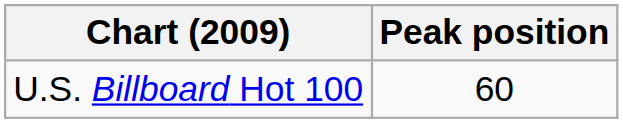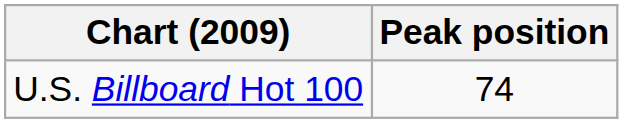(494, 88) 60 -> (494, 88) 74
